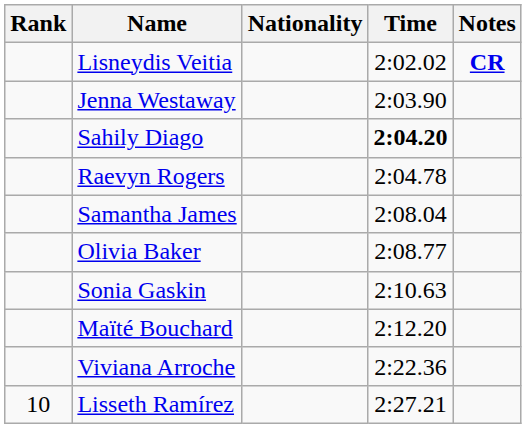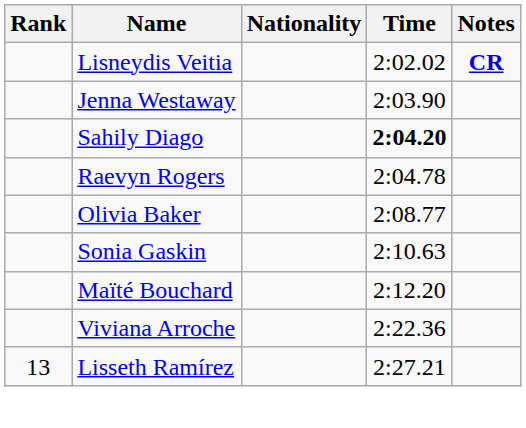- row: (157, 213)
(38, 404) 10 -> (38, 366) 13
